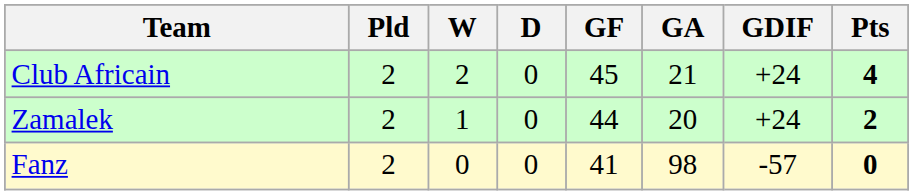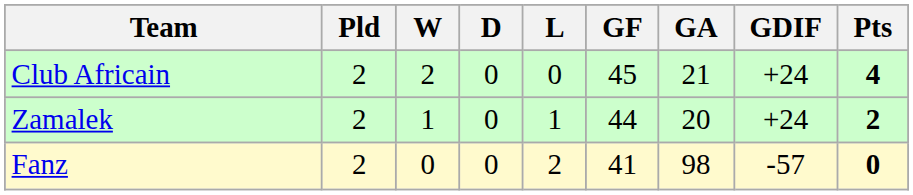+ column: (555, 27)
